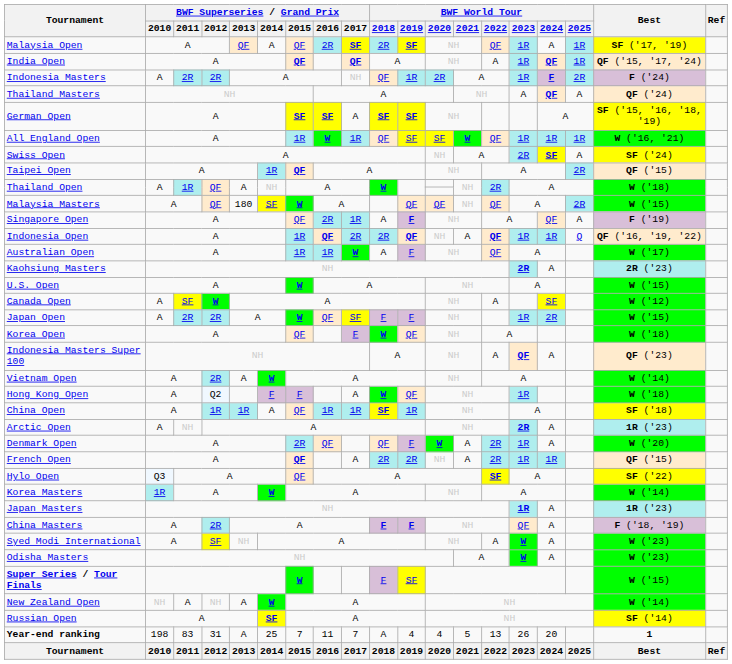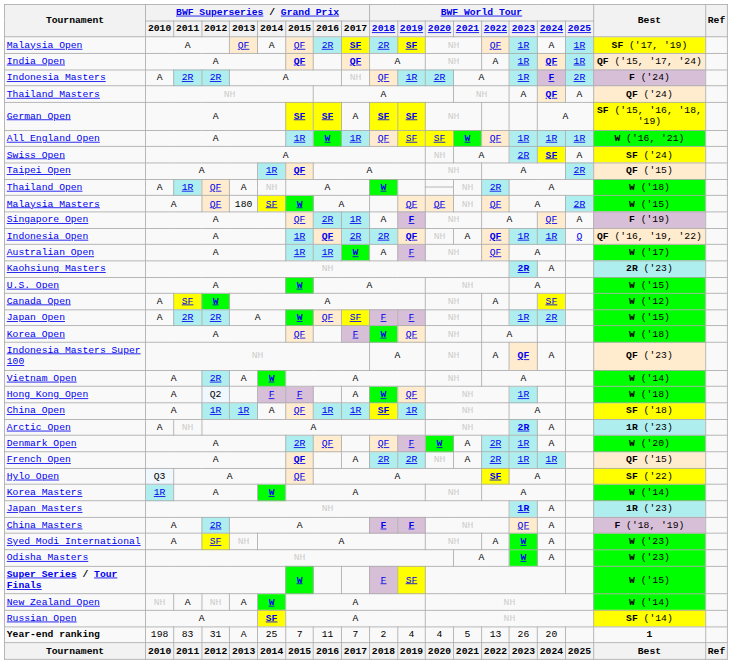(383, 634) A -> (383, 634) 2
